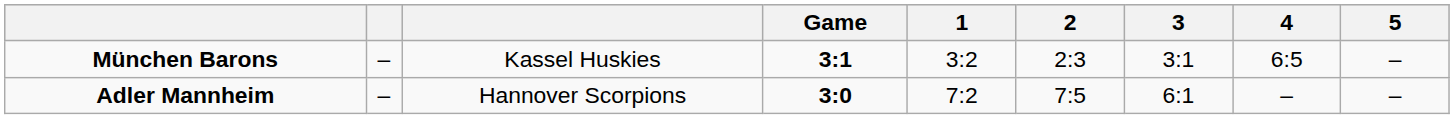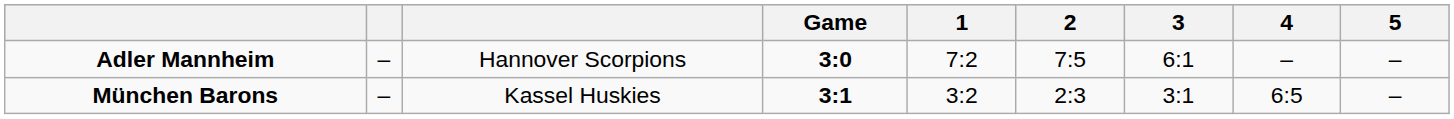rows swapped: (185, 95) <-> (185, 58)
